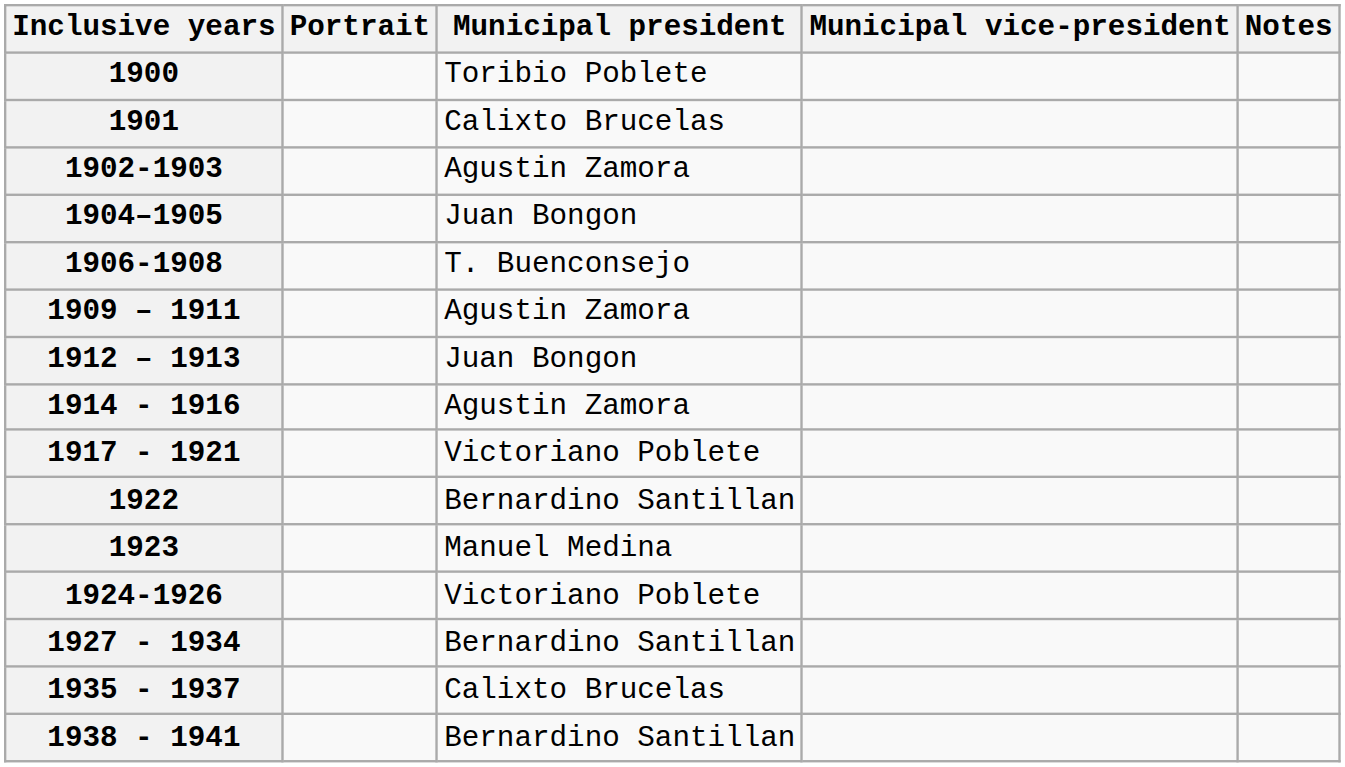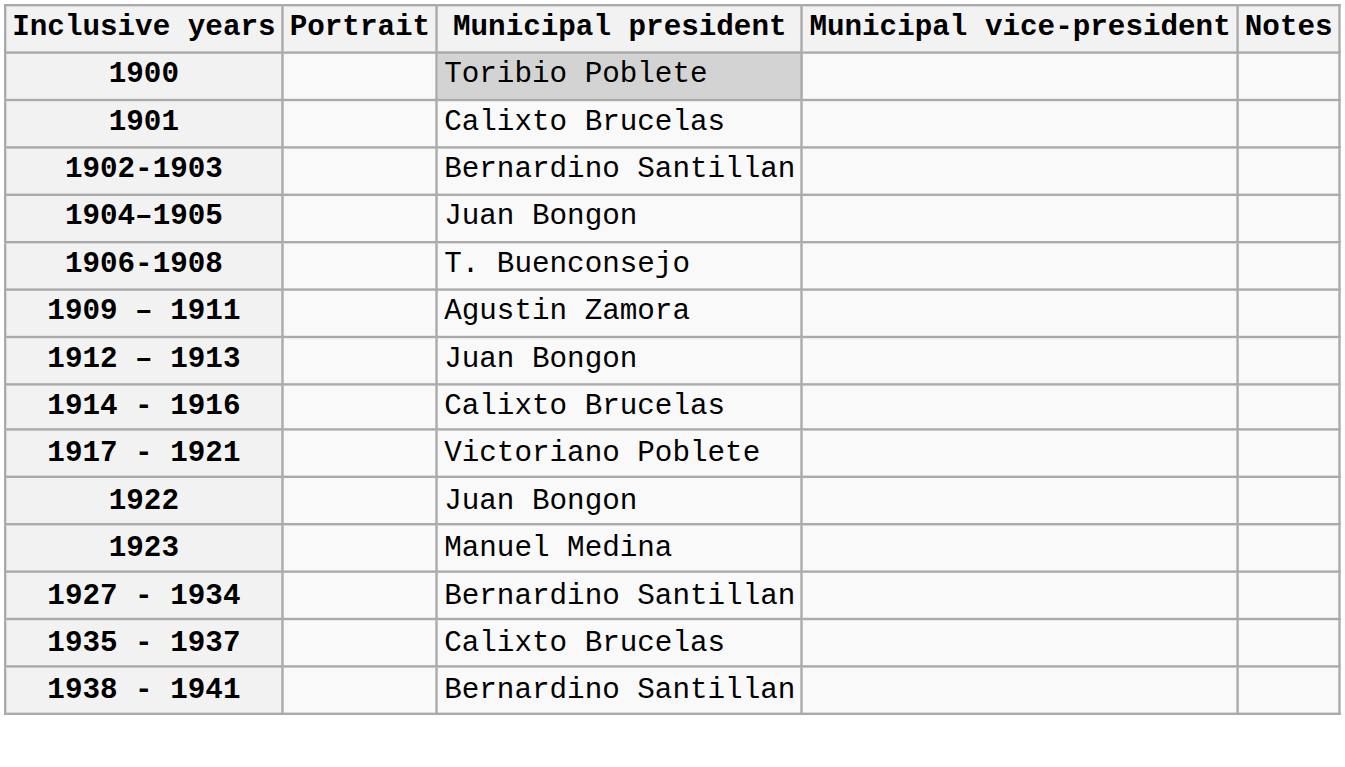(576, 76) no background -> (576, 76) lightgrey background
(567, 171) Agustin Zamora -> (620, 171) Bernardino Santillan
(567, 407) Agustin Zamora -> (585, 407) Calixto Brucelas
(620, 502) Bernardino Santillan -> (541, 502) Juan Bongon
- row: (144, 596)
